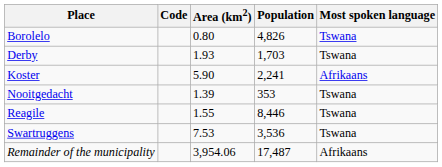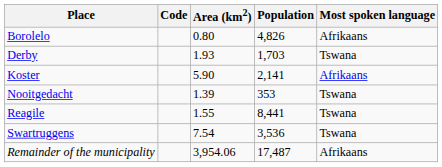(338, 36) Tswana -> (343, 36) Afrikaans
(271, 75) 2,241 -> (271, 75) 2,141
(271, 113) 8,446 -> (271, 113) 8,441
(204, 133) 7.53 -> (204, 133) 7.54
